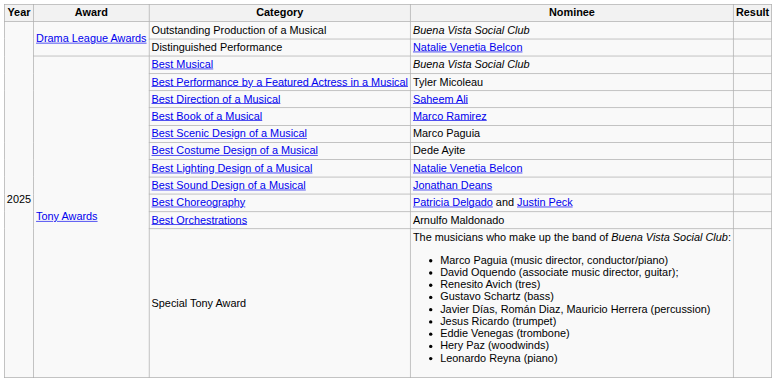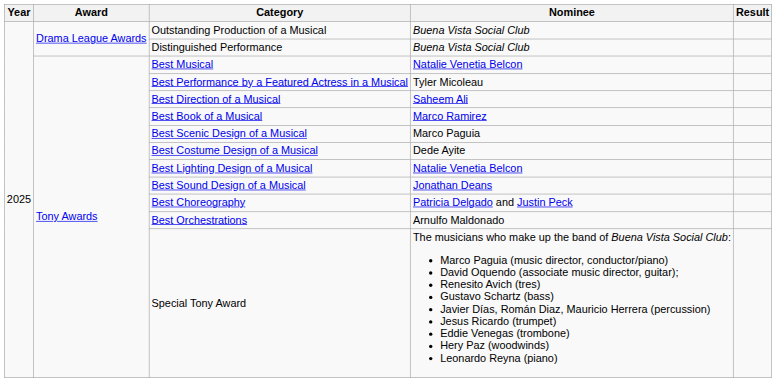(468, 47) Natalie Venetia Belcon -> (471, 47) Buena Vista Social Club
(471, 64) Buena Vista Social Club -> (468, 64) Natalie Venetia Belcon
